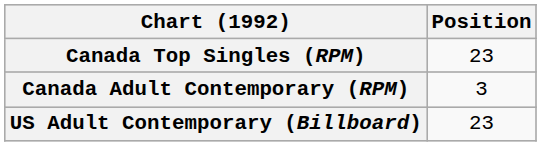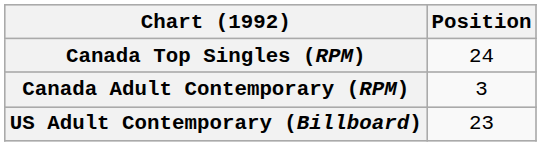(482, 56) 23 -> (482, 56) 24
